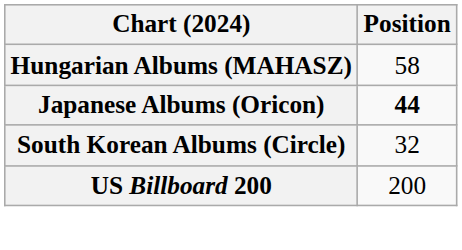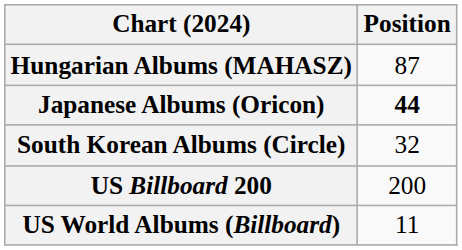(407, 64) 58 -> (407, 64) 87
+ row: (181, 225)
